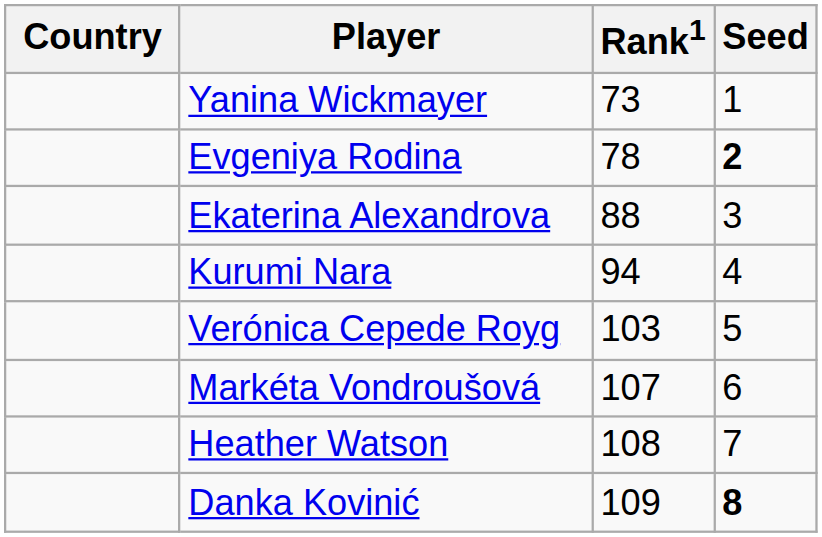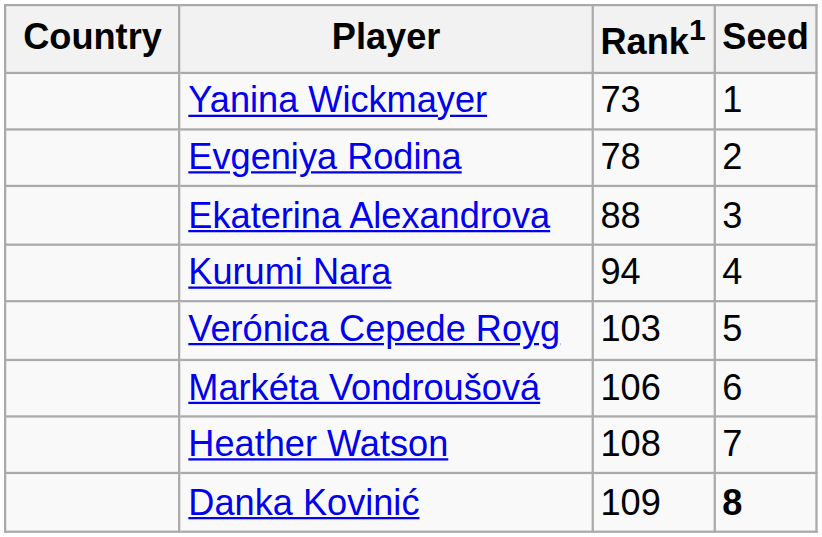(732, 157) bold -> (732, 157) normal
(631, 387) 107 -> (631, 387) 106
